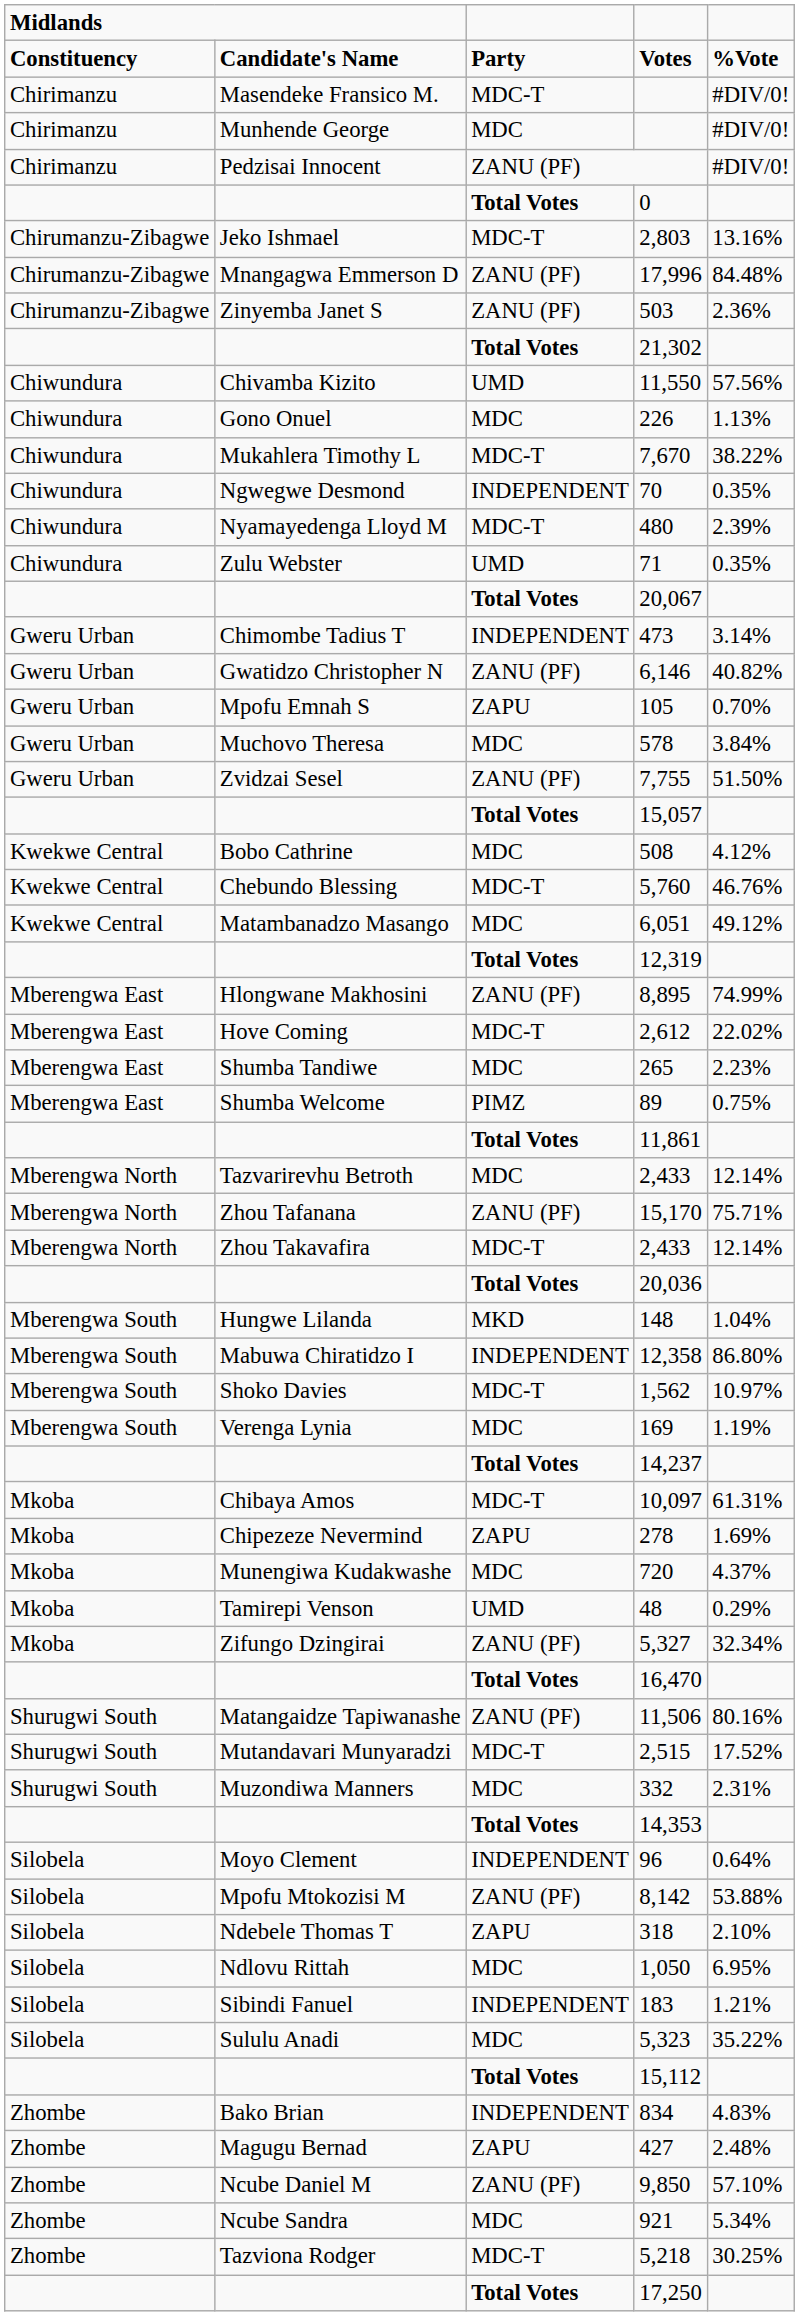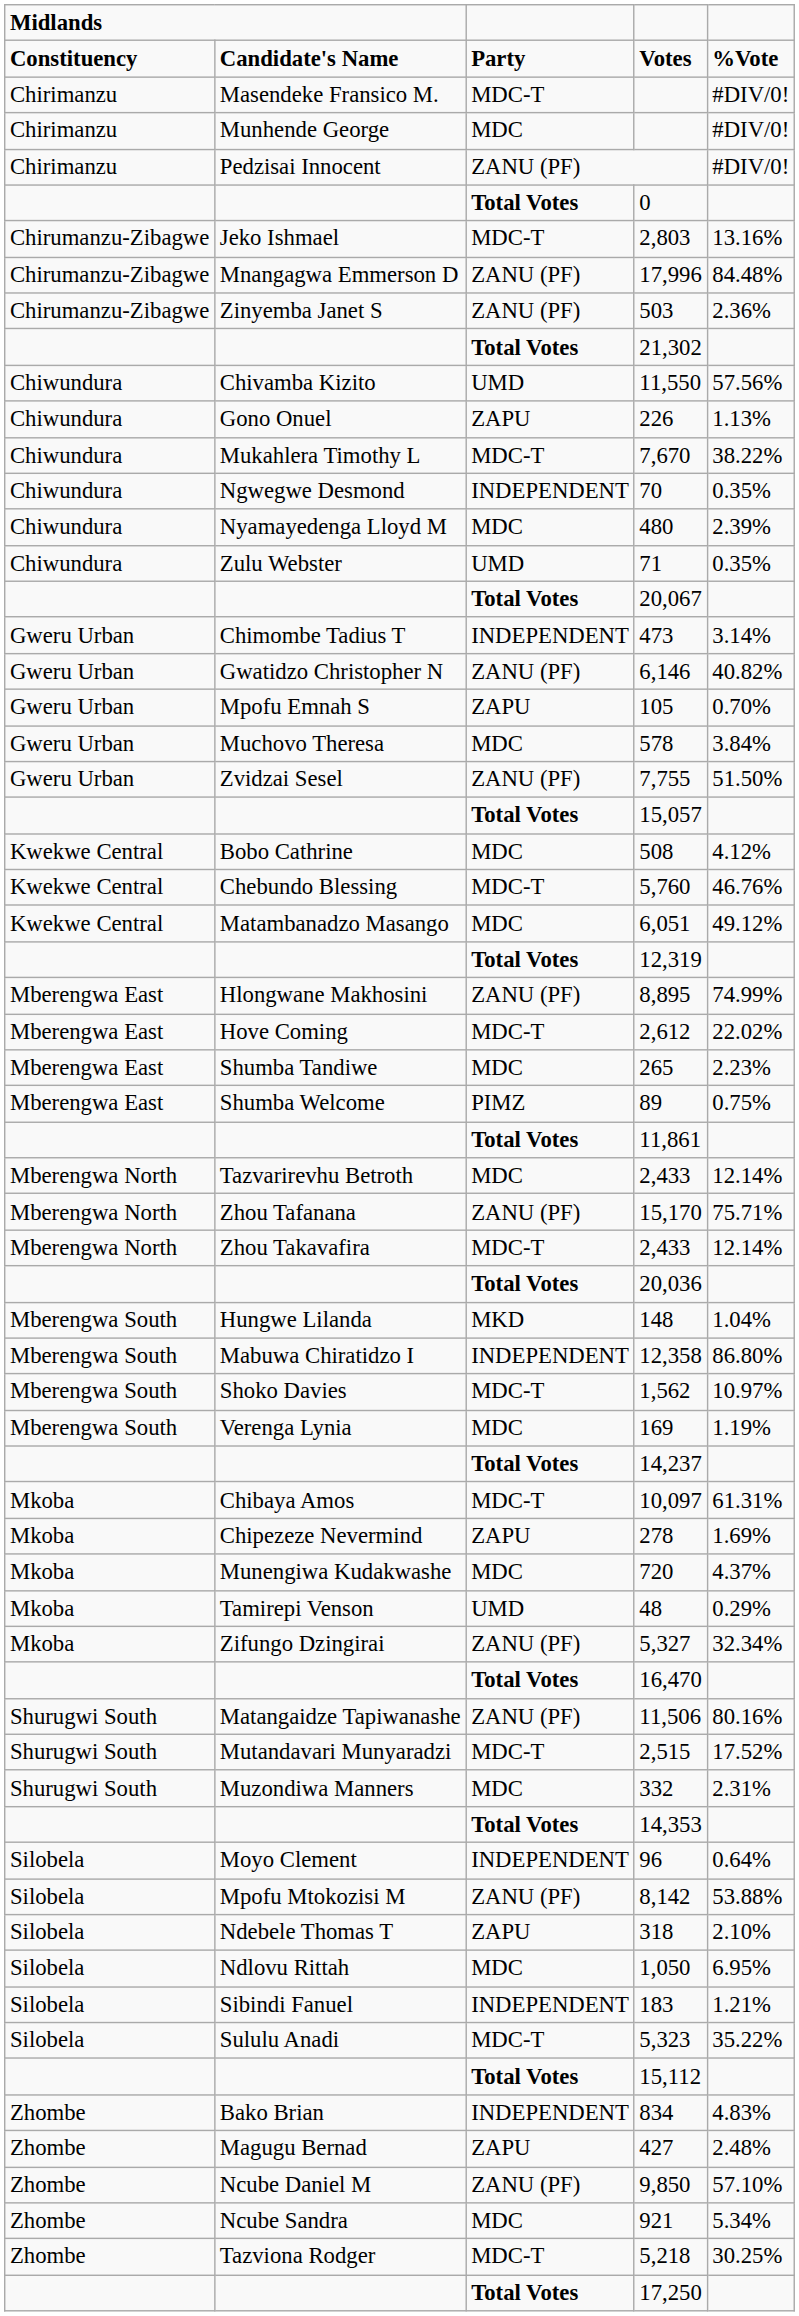(497, 418) MDC -> (501, 418) ZAPU
(508, 526) MDC-T -> (497, 526) MDC
(497, 2040) MDC -> (508, 2040) MDC-T
